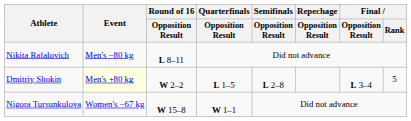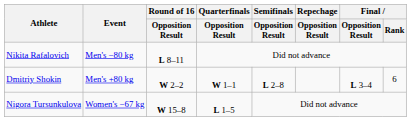(109, 80) lightyellow background -> (109, 80) no background
(224, 85) L 1–5 -> (224, 85) W 1–1
(395, 80) 5 -> (395, 80) 6
(224, 110) W 1–1 -> (224, 110) L 1–5
